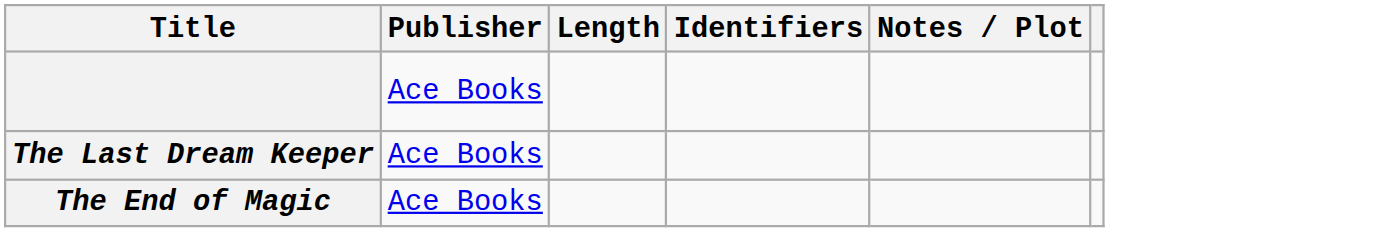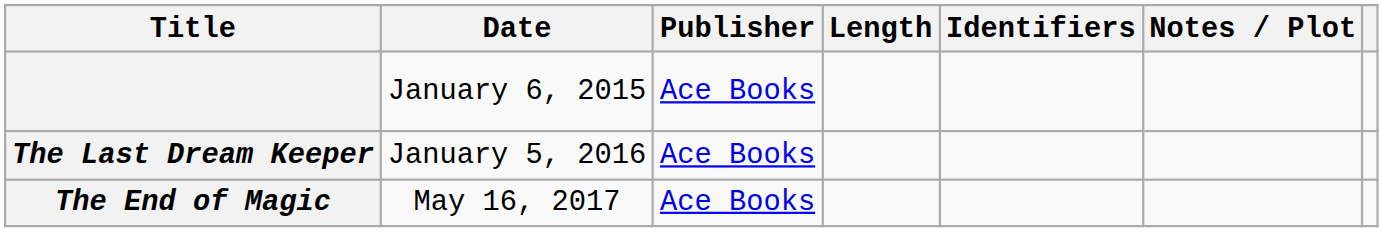+ column: (517, 29)
